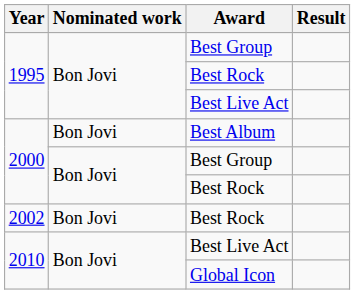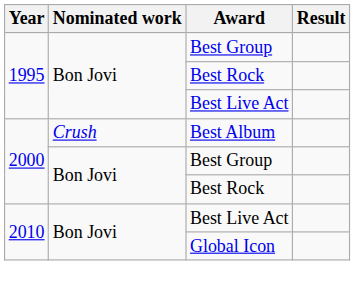(85, 132) Bon Jovi -> (75, 132) Crush
- row: (27, 217)
